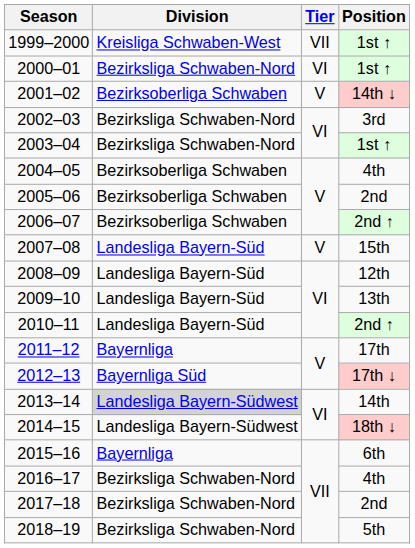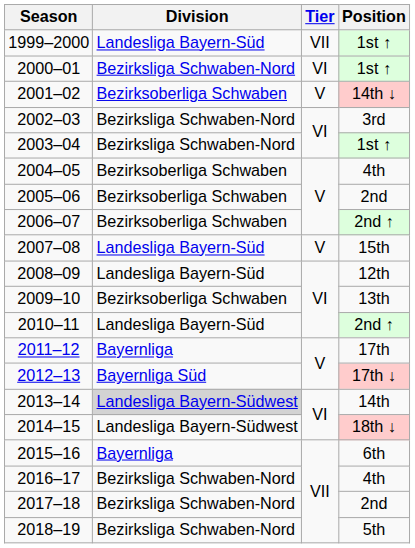(188, 42) Kreisliga Schwaben-West -> (181, 42) Landesliga Bayern-Süd
(181, 299) Landesliga Bayern-Süd -> (192, 299) Bezirksoberliga Schwaben
